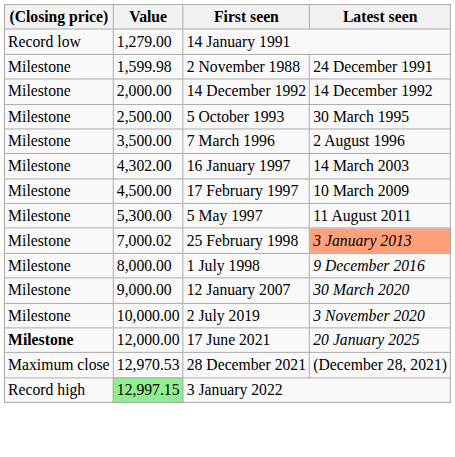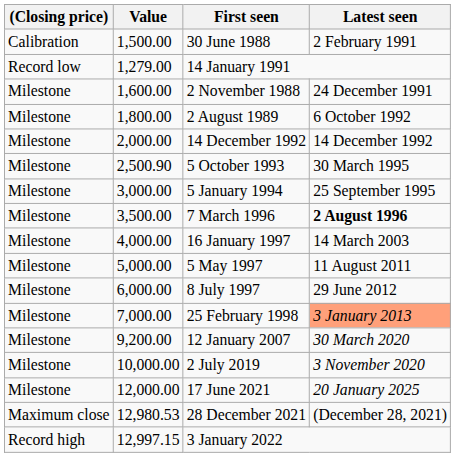+ row: (229, 41)
(144, 66) 1,599.98 -> (144, 91) 1,600.00
+ row: (232, 116)
(144, 116) 2,500.00 -> (144, 166) 2,500.90
+ row: (235, 191)
(359, 141) normal -> (360, 215) bold
(144, 166) 4,302.00 -> (144, 240) 4,000.00
- row: (242, 191)
(144, 215) 5,300.00 -> (144, 265) 5,000.00
+ row: (223, 290)
(144, 240) 7,000.02 -> (144, 315) 7,000.00
- row: (223, 265)
(144, 290) 9,000.00 -> (144, 340) 9,200.00
(41, 340) bold -> (39, 389) normal
(148, 365) 12,970.53 -> (148, 414) 12,980.53
(148, 389) lightgreen background -> (148, 439) no background
